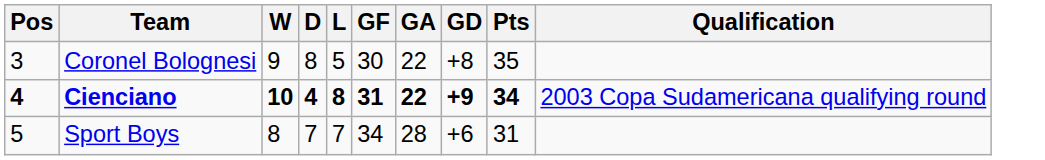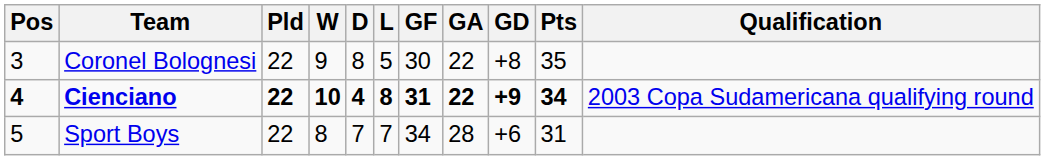+ column: (285, 23)
